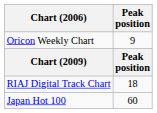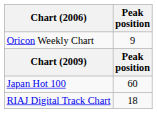rows swapped: (59, 84) <-> (36, 100)
